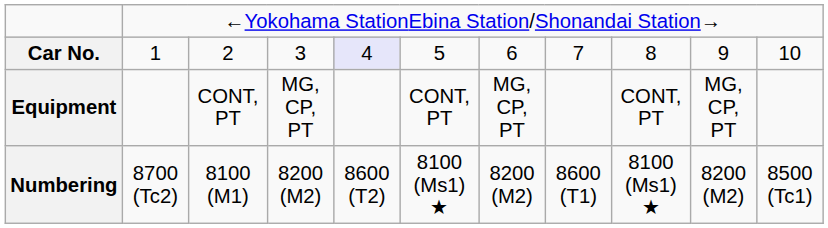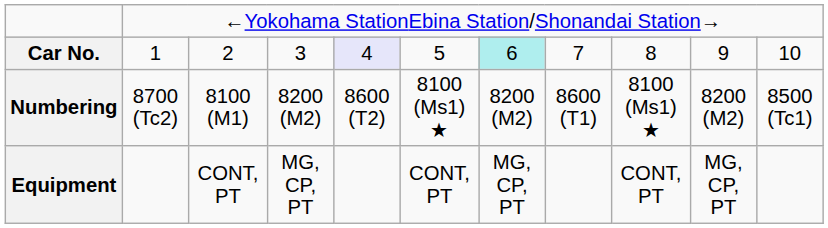(512, 53) no background -> (512, 53) paleturquoise background
rows swapped: (64, 185) <-> (64, 108)
